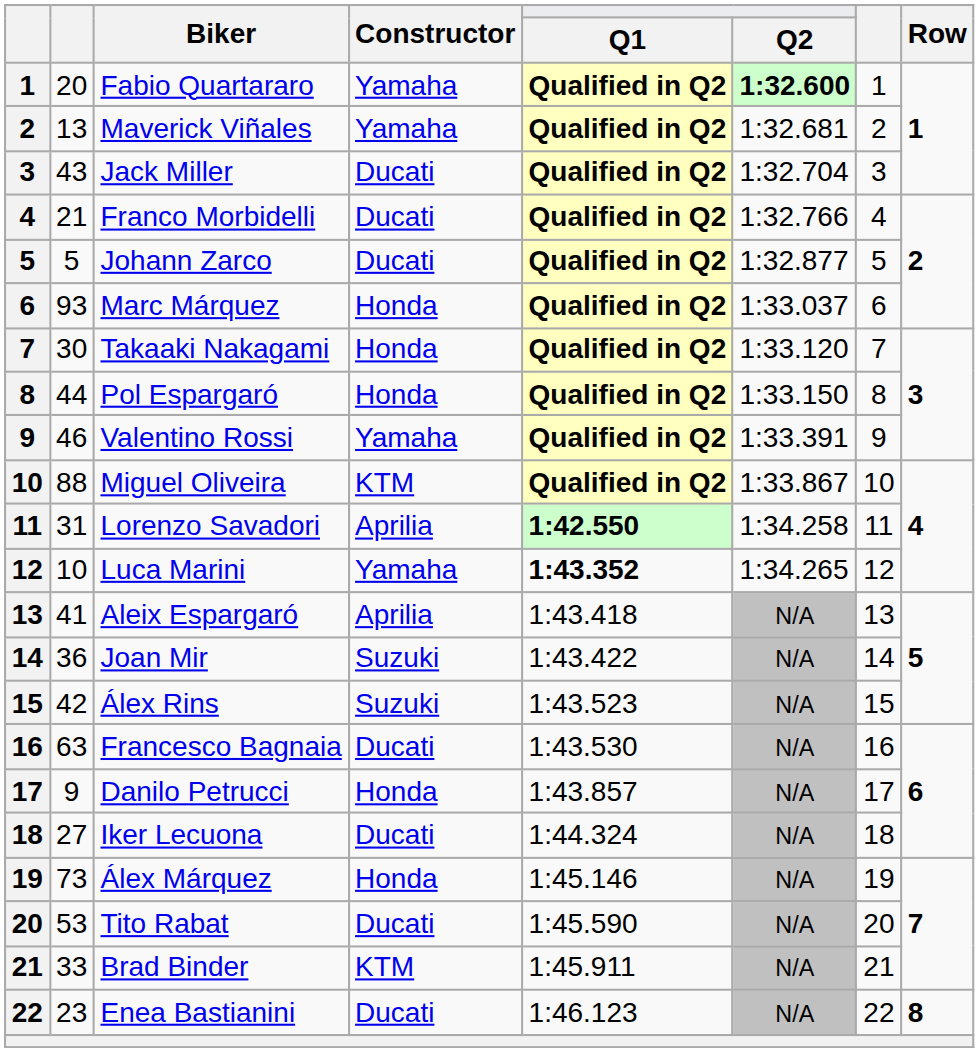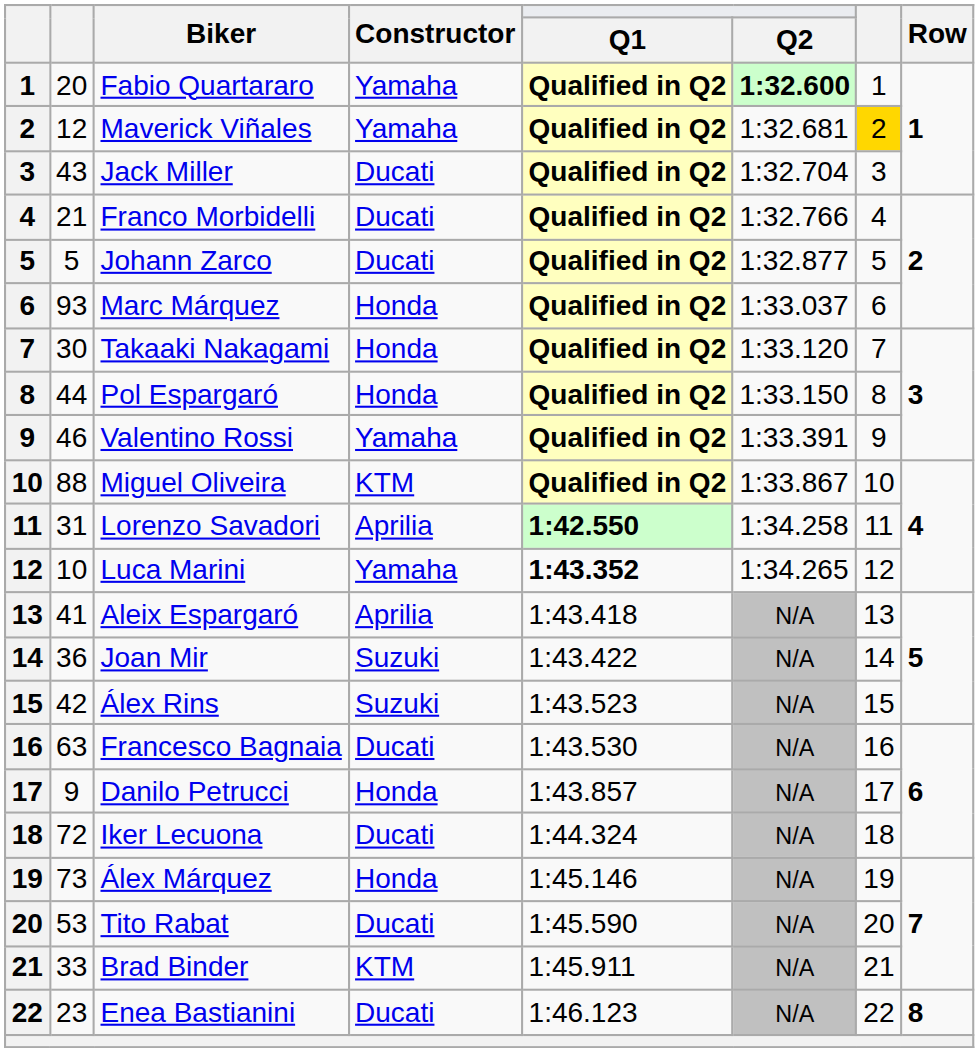(72, 128) 13 -> (72, 128) 12
(879, 128) no background -> (879, 128) gold background
(72, 835) 27 -> (72, 835) 72
